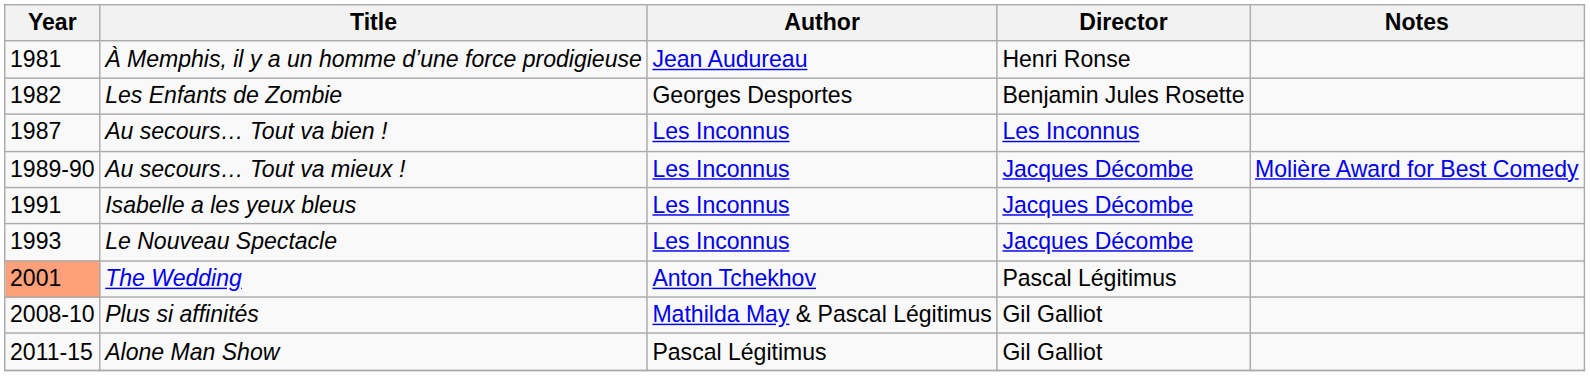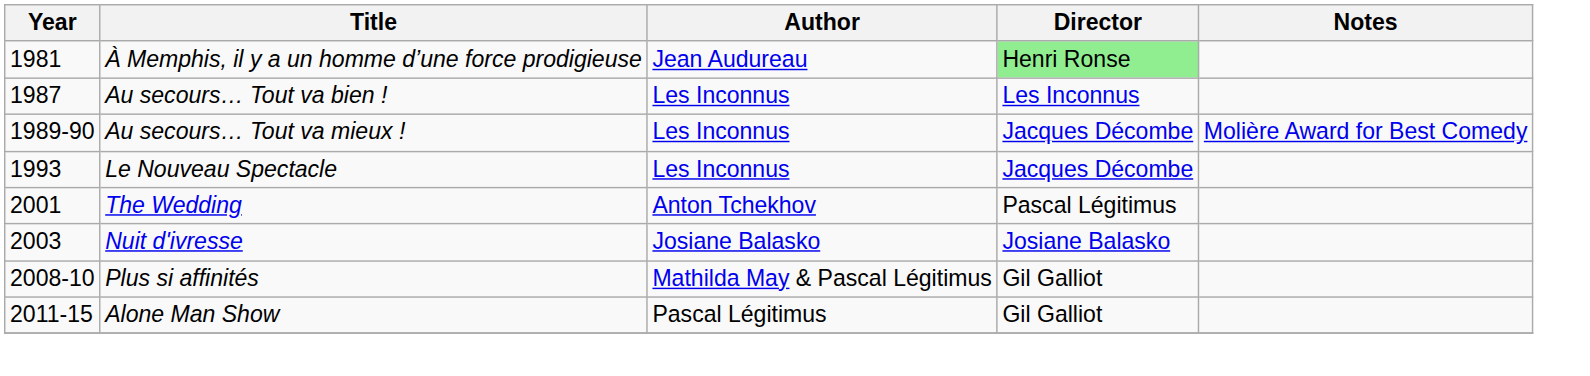(1066, 59) no background -> (1066, 59) lightgreen background
- row: (224, 95)
- row: (231, 205)
(36, 278) lightsalmon background -> (36, 205) no background
+ row: (174, 242)
